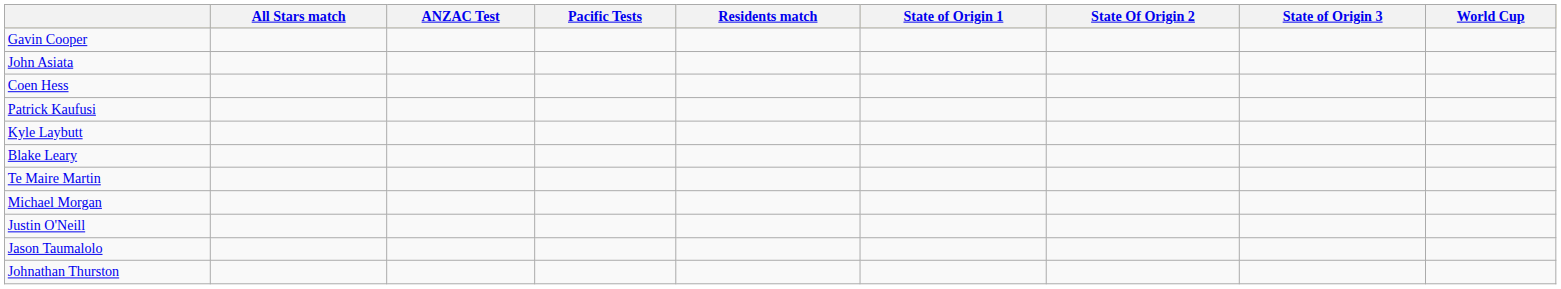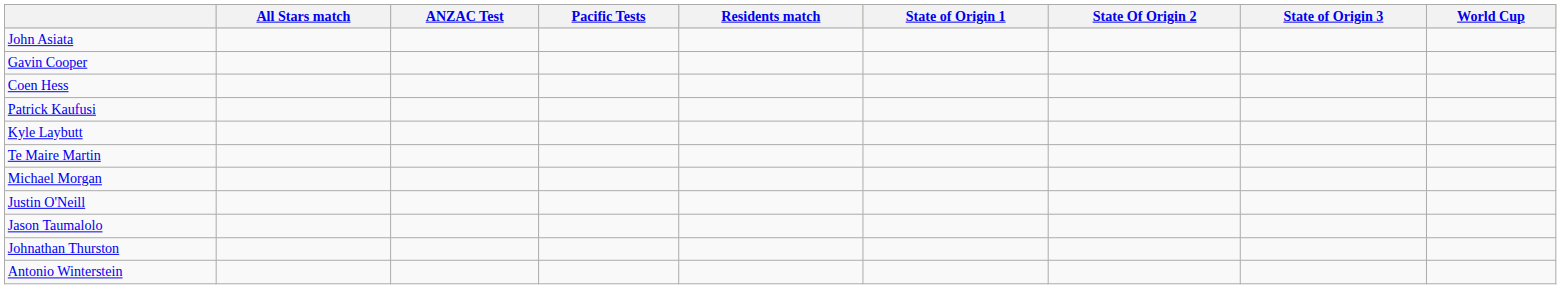rows swapped: (41, 63) <-> (48, 39)
- row: (42, 156)
+ row: (65, 272)
